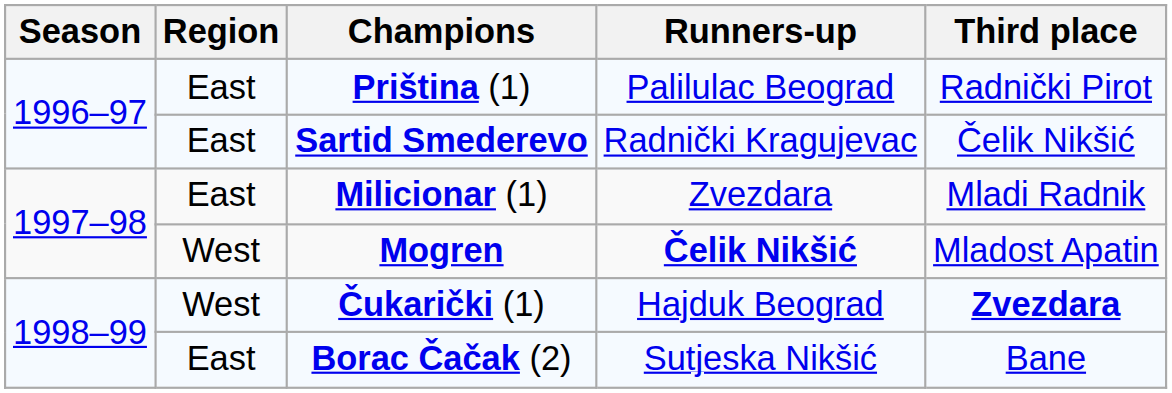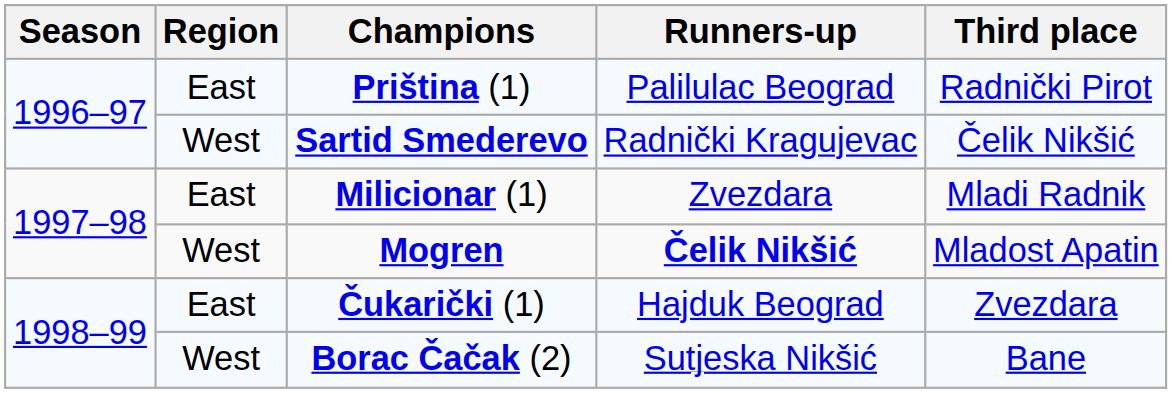(221, 140) East -> (221, 140) West
(221, 304) West -> (221, 304) East
(1046, 304) bold -> (1046, 304) normal
(221, 359) East -> (221, 359) West
